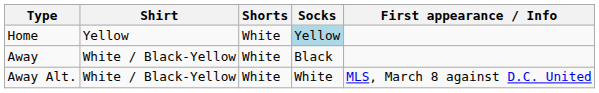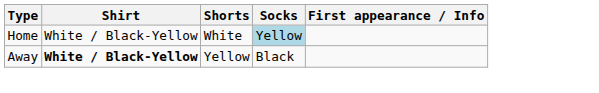(106, 36) Yellow -> (121, 36) White / Black-Yellow
(159, 56) normal -> (121, 56) bold
(261, 56) White -> (227, 56) Yellow
- row: (42, 77)
